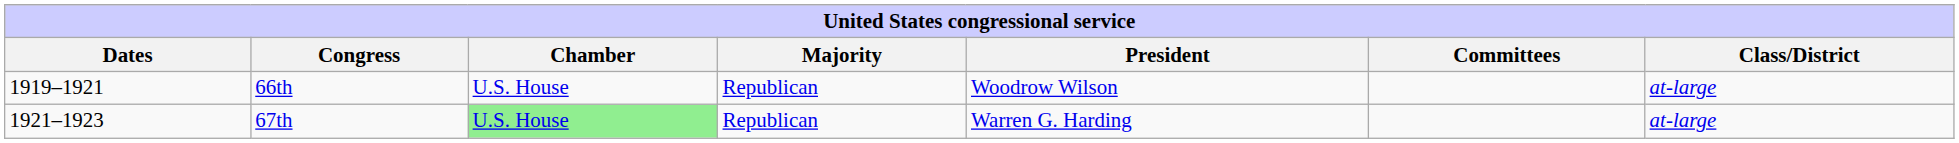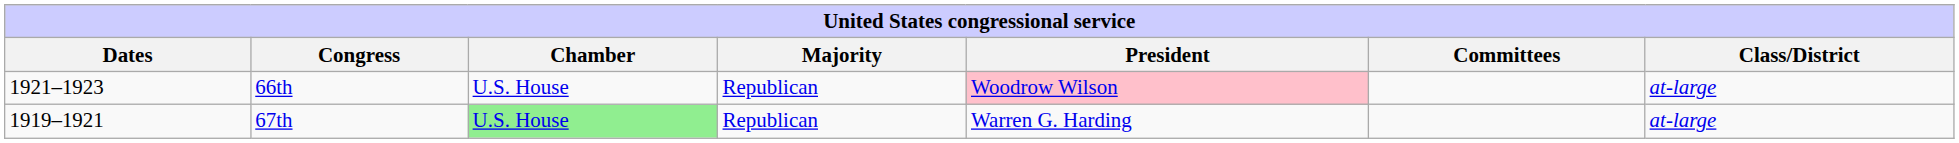(57, 87) 1919–1921 -> (57, 87) 1921–1923
(1044, 87) no background -> (1044, 87) pink background
(57, 120) 1921–1923 -> (57, 120) 1919–1921
